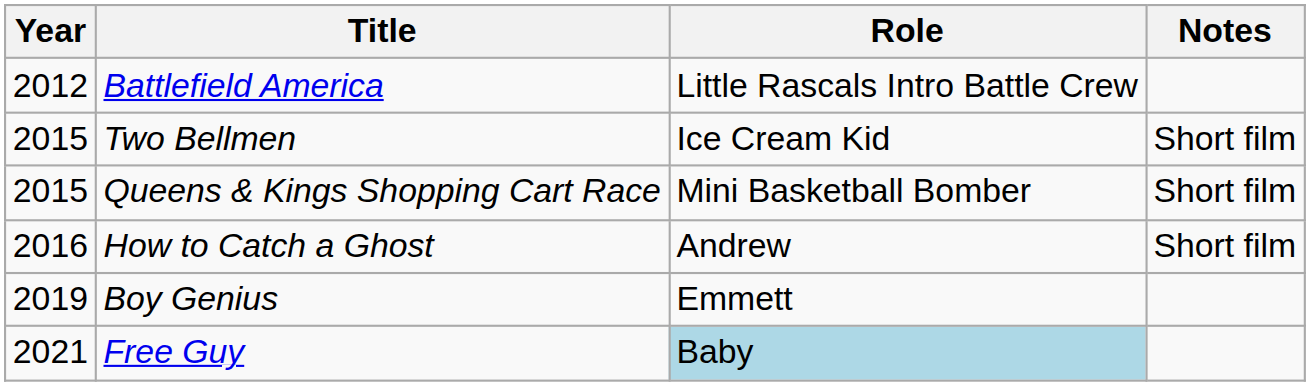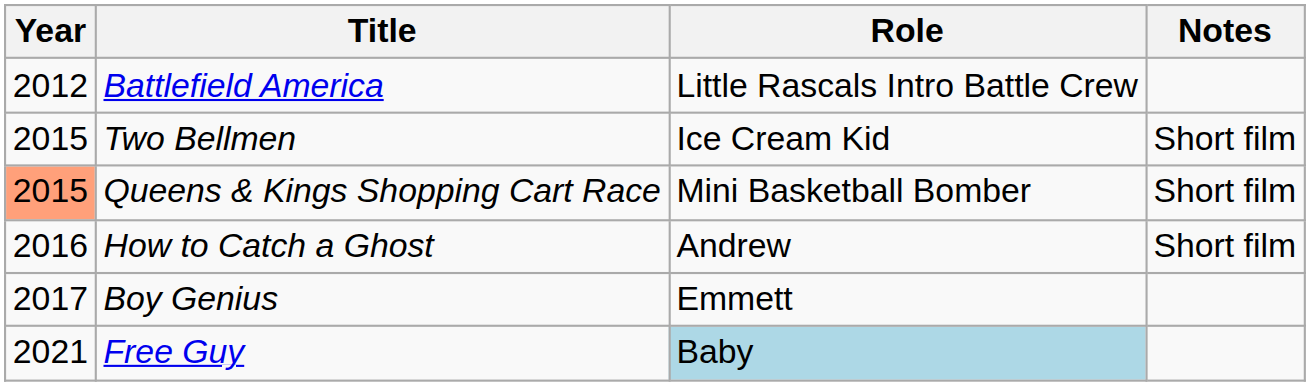(50, 191) no background -> (50, 191) lightsalmon background
(50, 298) 2019 -> (50, 298) 2017
